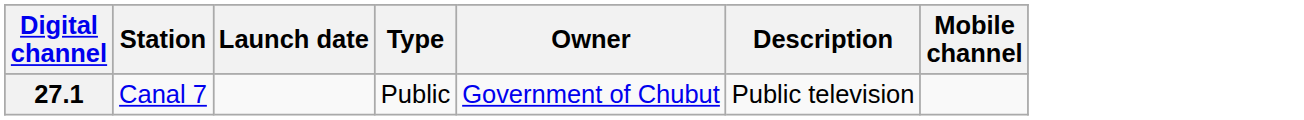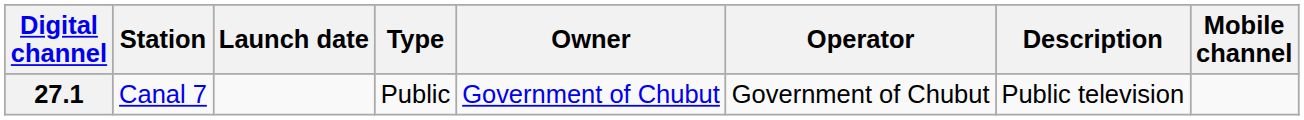+ column: (861, 40)
